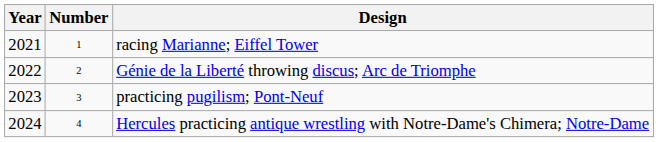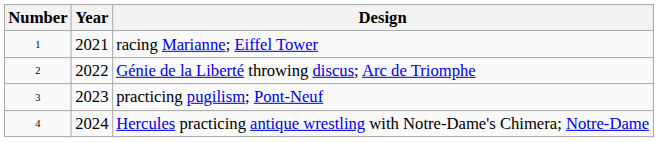columns swapped: (25, 17) <-> (79, 17)
